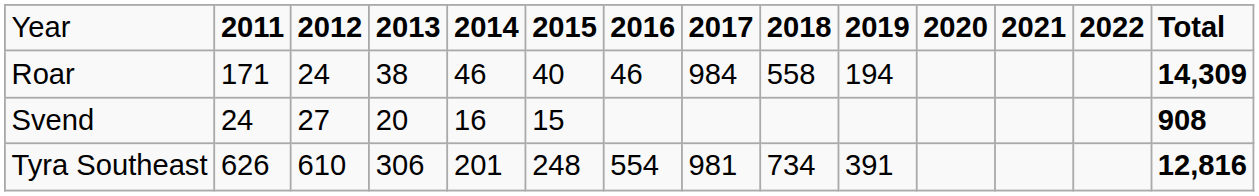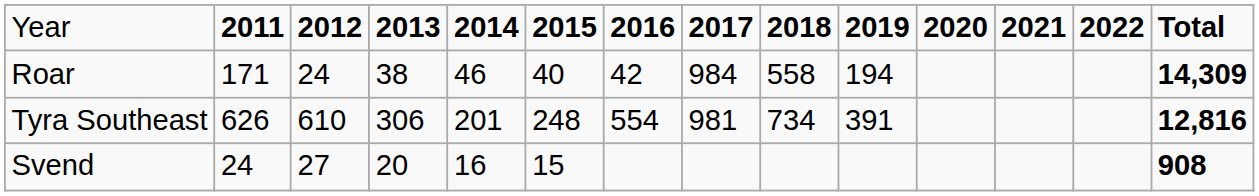(627, 73) 46 -> (627, 73) 42
rows swapped: (53, 119) <-> (110, 166)
